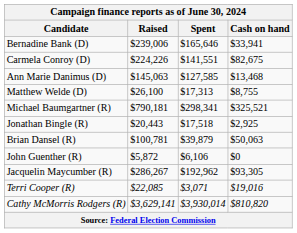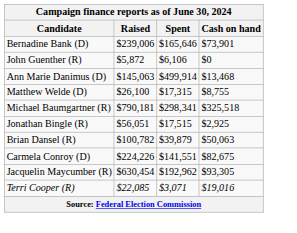(247, 44) $33,941 -> (218, 44) $73,901
rows swapped: (48, 60) <-> (44, 156)
(199, 76) $127,585 -> (178, 76) $499,914
(197, 92) $17,313 -> (175, 92) $17,315
(249, 108) $325,521 -> (220, 108) $325,518
(147, 124) $20,443 -> (133, 124) $56,051
(197, 124) $17,518 -> (175, 124) $17,515
(149, 140) $100,781 -> (135, 140) $100,782
(149, 172) $286,267 -> (135, 172) $630,454
- row: (66, 204)
